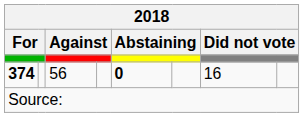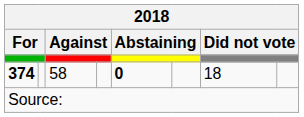(58, 74) 56 -> (58, 74) 58
(213, 74) 16 -> (213, 74) 18
